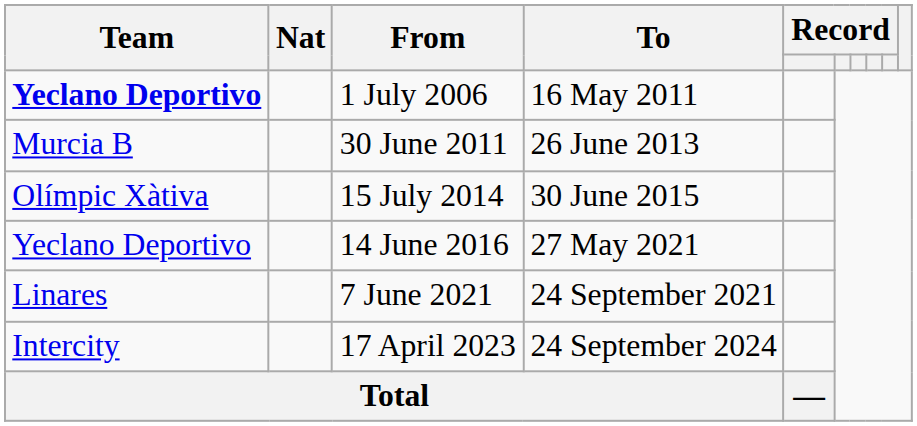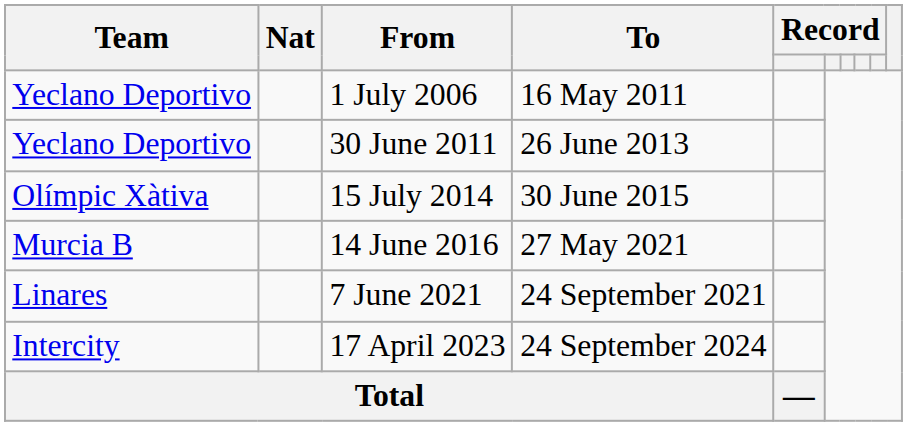(137, 94) bold -> (132, 94) normal
(73, 144) Murcia B -> (132, 144) Yeclano Deportivo
(132, 245) Yeclano Deportivo -> (73, 245) Murcia B
